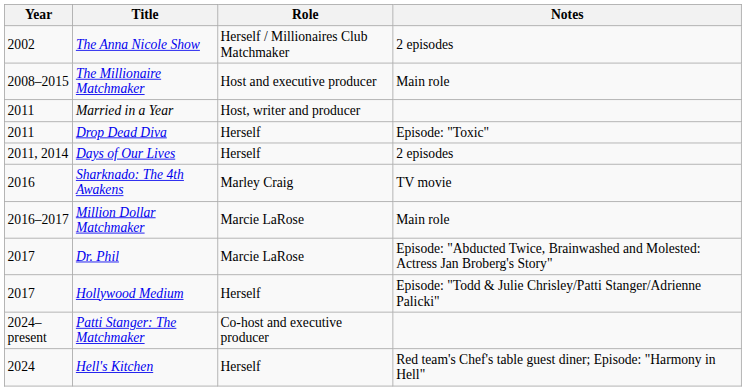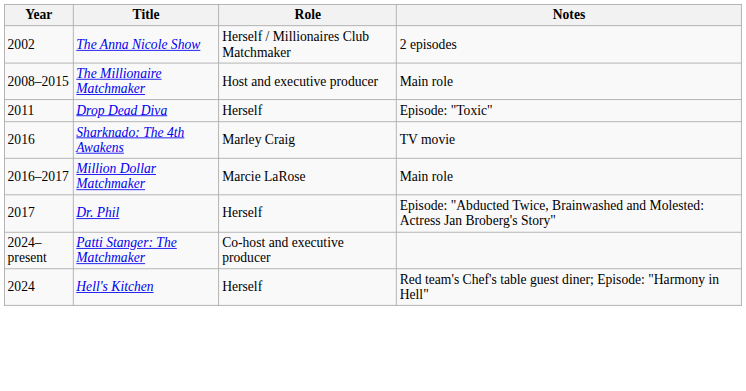- row: (125, 110)
- row: (126, 153)
(262, 256) Marcie LaRose -> (242, 213) Herself
- row: (130, 293)
